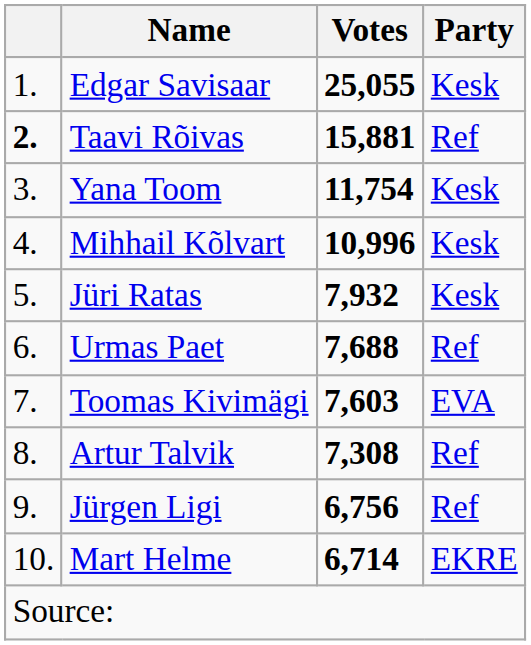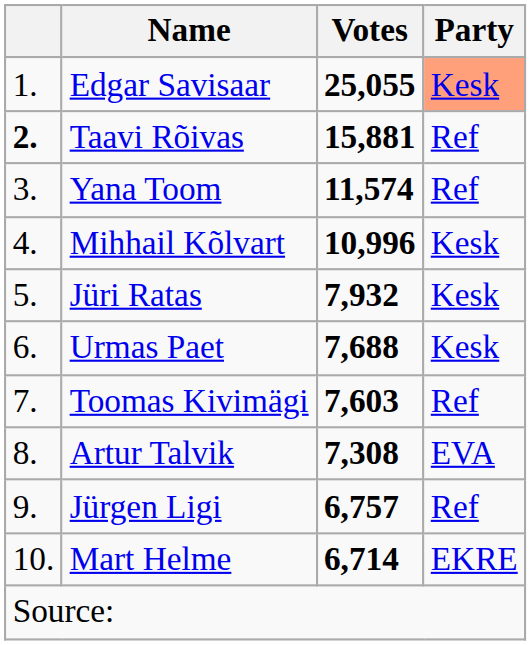(465, 83) no background -> (465, 83) lightsalmon background
(369, 189) 11,754 -> (369, 189) 11,574
(465, 189) Kesk -> (455, 189) Ref
(455, 347) Ref -> (465, 347) Kesk
(463, 400) EVA -> (455, 400) Ref
(455, 453) Ref -> (463, 453) EVA
(361, 505) 6,756 -> (361, 505) 6,757
